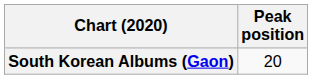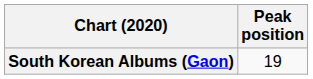(273, 61) 20 -> (273, 61) 19
